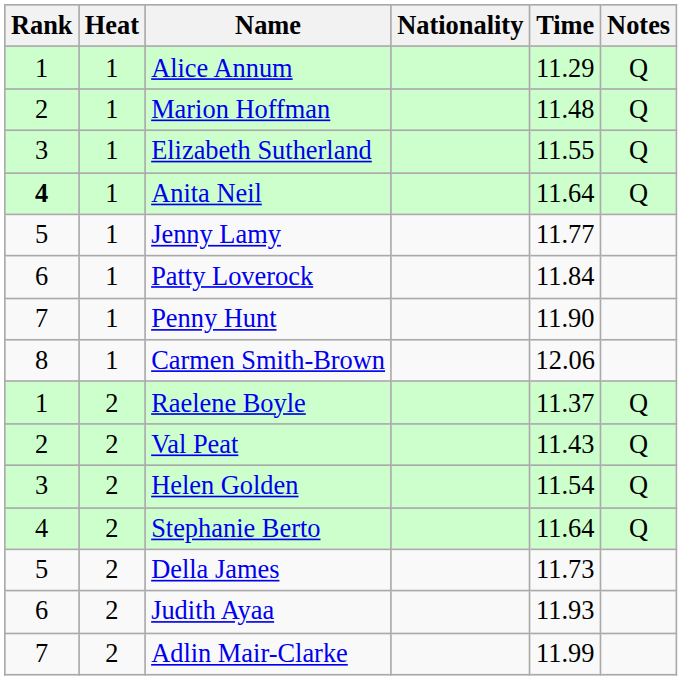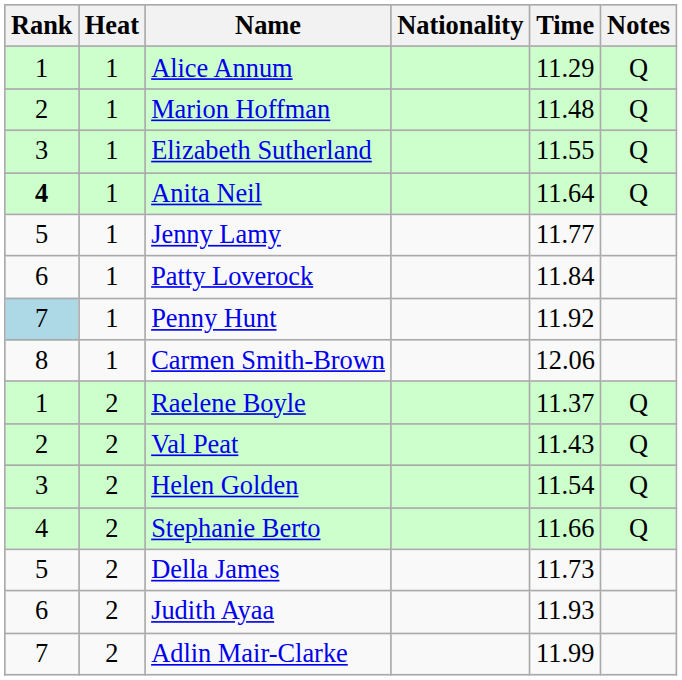(42, 318) no background -> (42, 318) lightblue background
(565, 318) 11.90 -> (565, 318) 11.92
(565, 527) 11.64 -> (565, 527) 11.66
